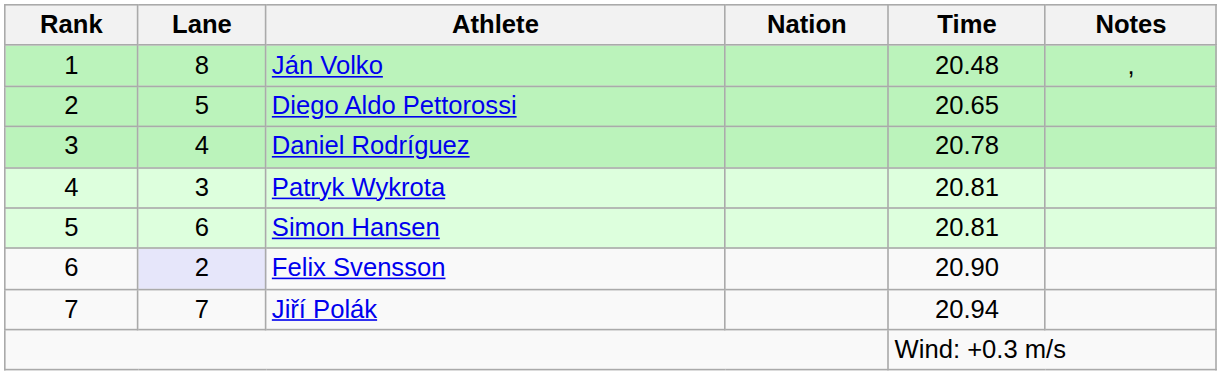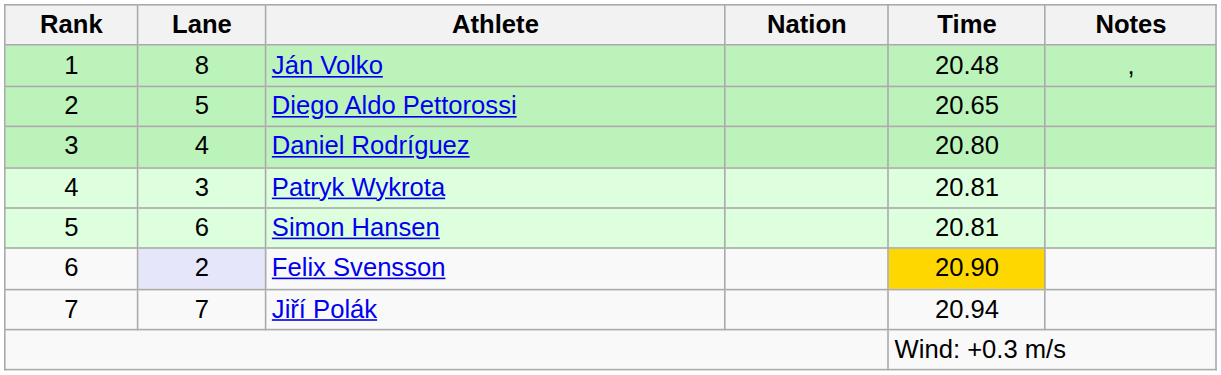(967, 146) 20.78 -> (967, 146) 20.80
(967, 268) no background -> (967, 268) gold background
